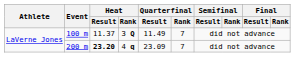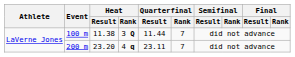(104, 34) 11.37 -> (104, 34) 11.38
(154, 34) 11.49 -> (154, 34) 11.44
(104, 46) bold -> (104, 46) normal
(154, 46) 23.09 -> (154, 46) 23.11
